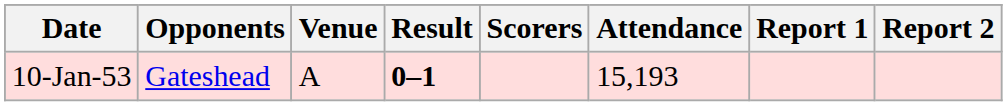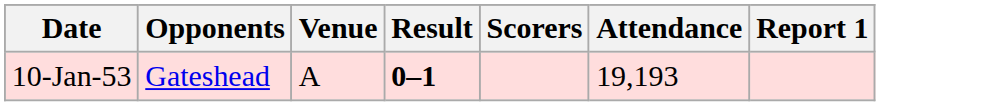- column: (938, 28)
(637, 75) 15,193 -> (637, 75) 19,193
